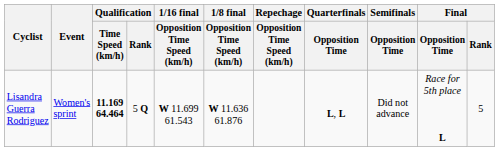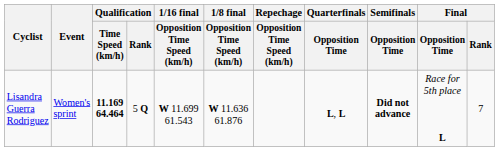(393, 108) normal -> (393, 108) bold
(481, 108) 5 -> (481, 108) 7
